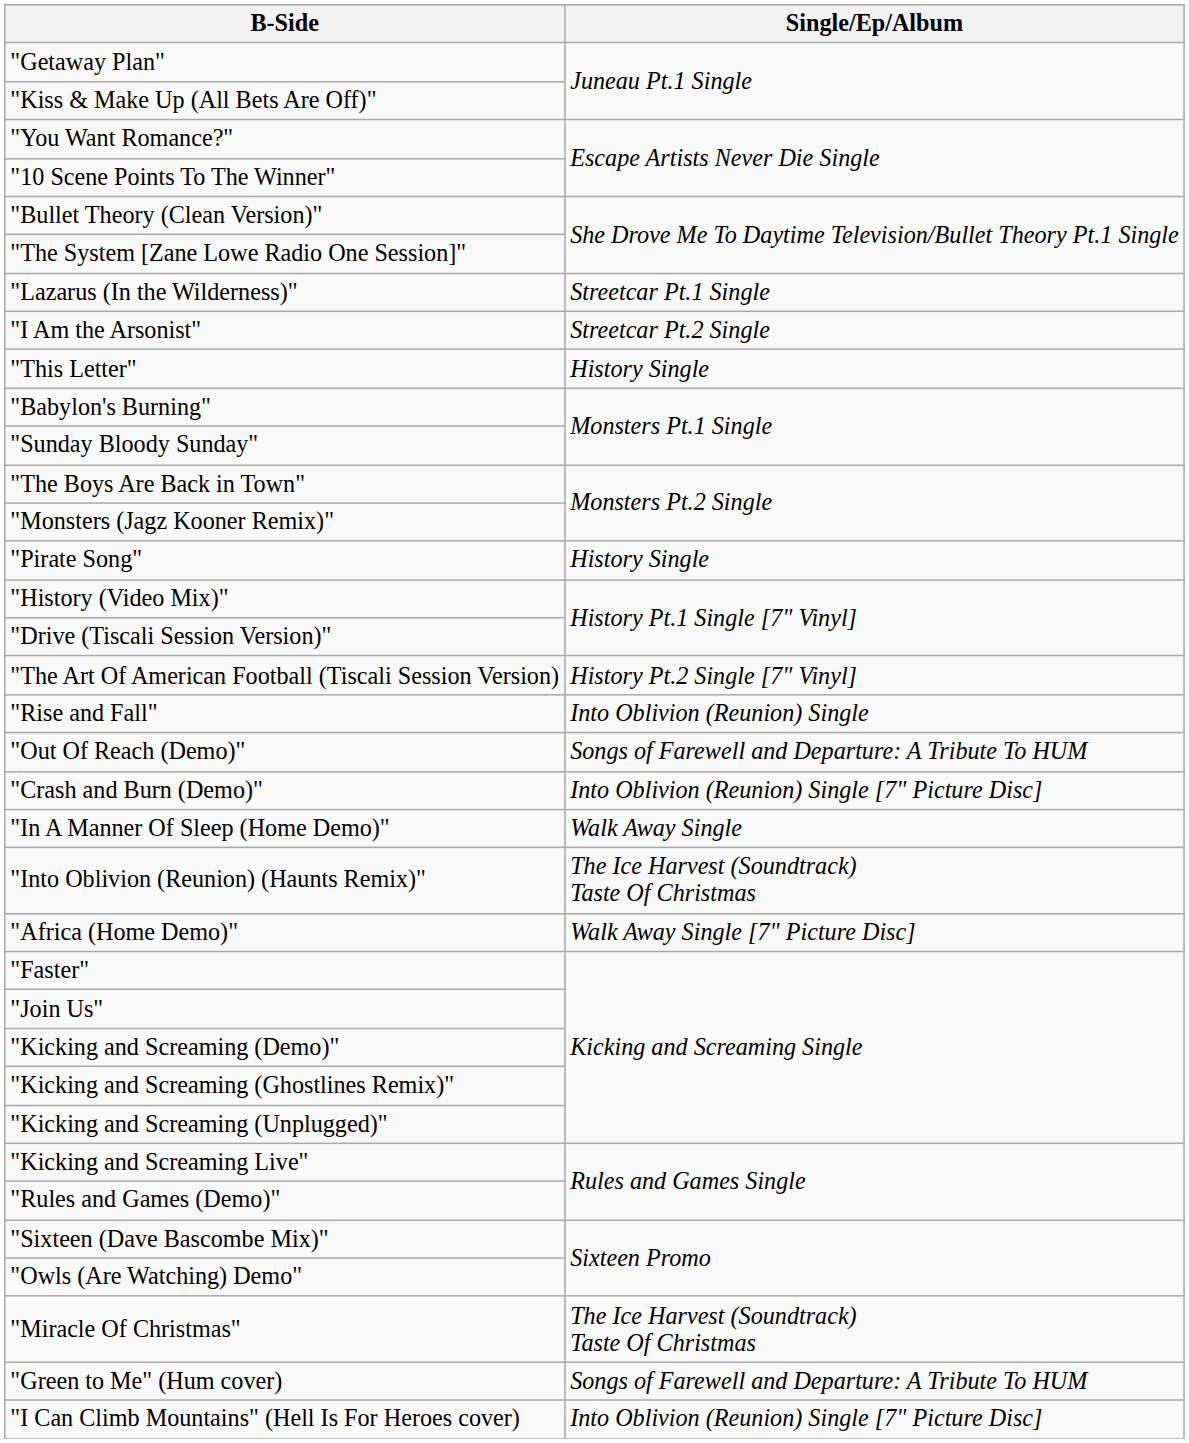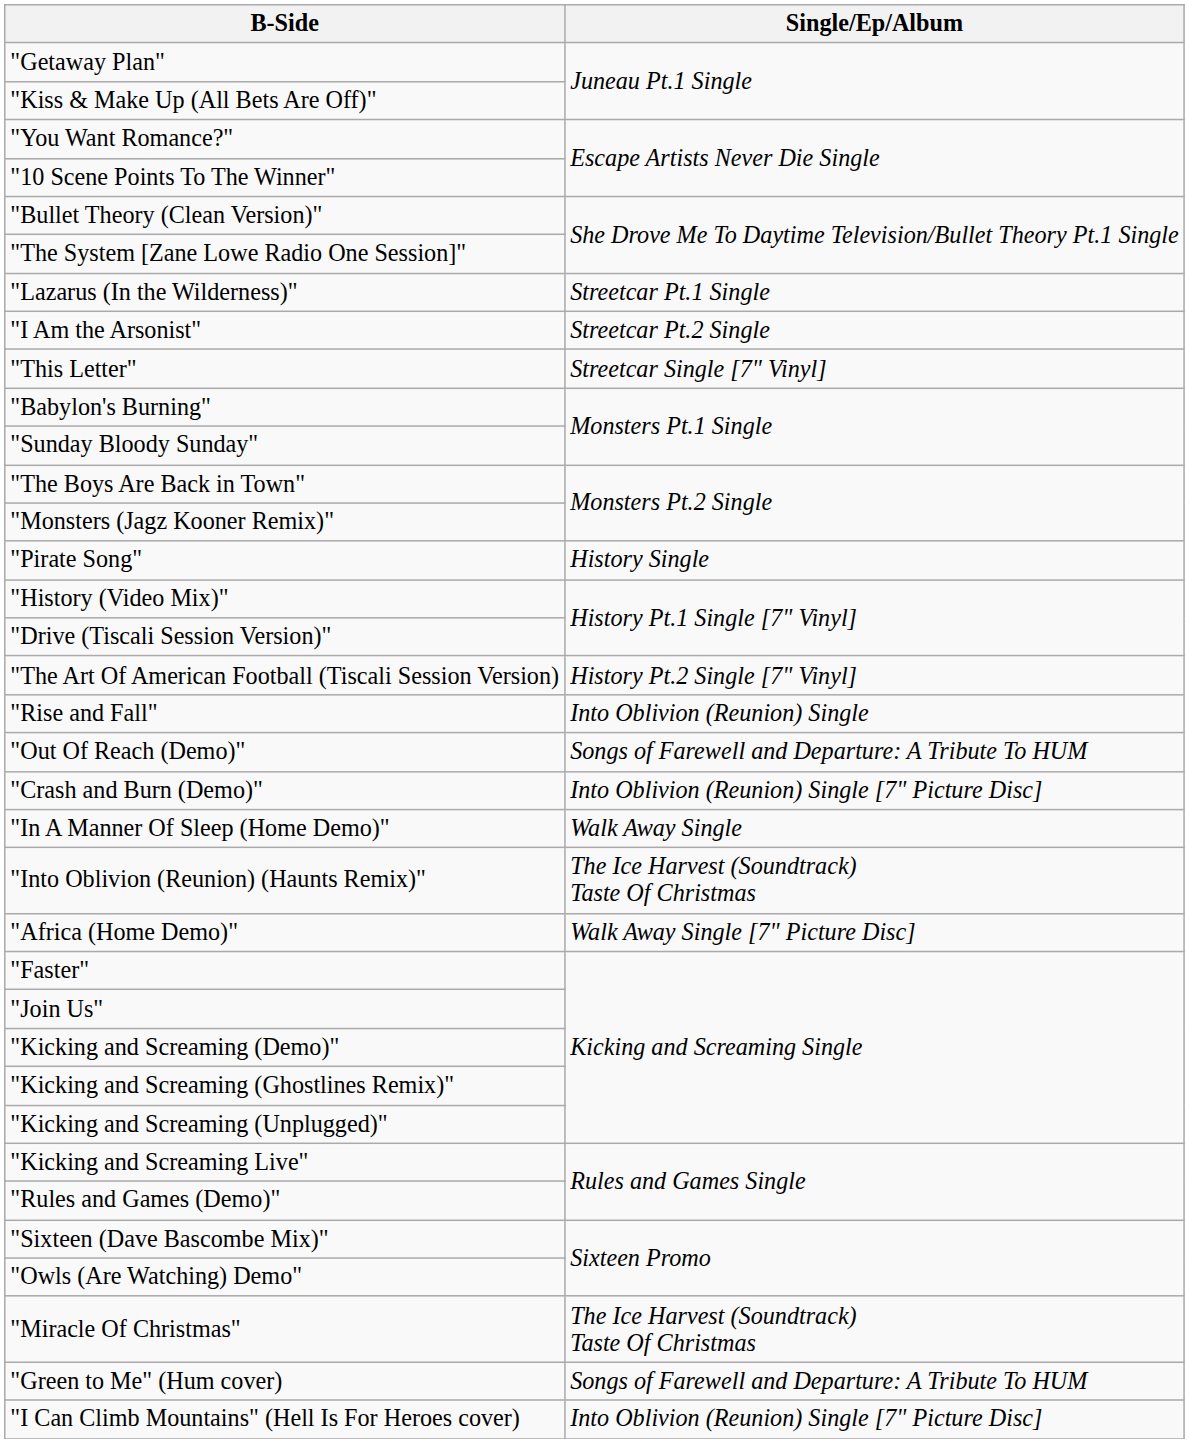(640, 368) History Single -> (698, 368) Streetcar Single [7" Vinyl]
